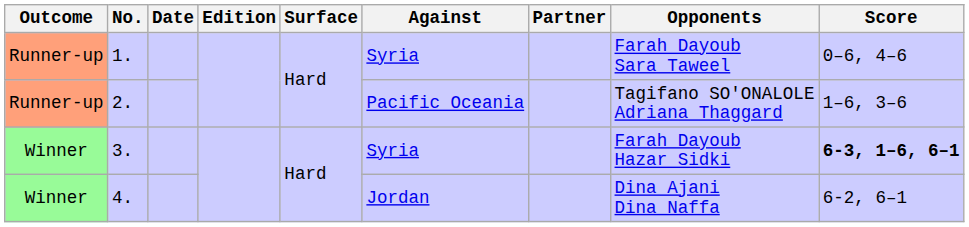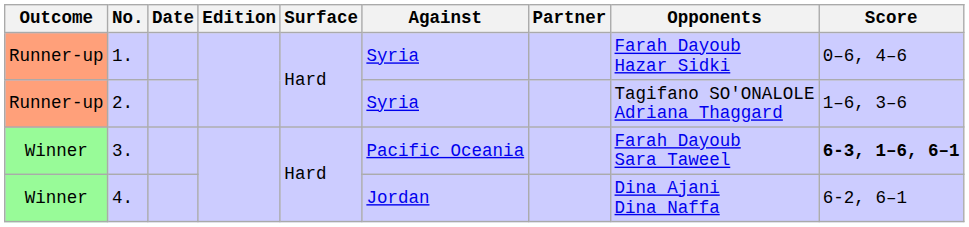(678, 56) Farah Dayoub Sara Taweel -> (678, 56) Farah Dayoub Hazar Sidki
(445, 103) Pacific Oceania -> (393, 103) Syria
(393, 150) Syria -> (445, 150) Pacific Oceania
(678, 150) Farah Dayoub Hazar Sidki -> (678, 150) Farah Dayoub Sara Taweel
